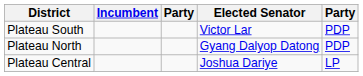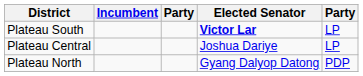(226, 29) normal -> (228, 29) bold
(337, 29) PDP -> (332, 29) LP
rows swapped: (44, 46) <-> (49, 63)
